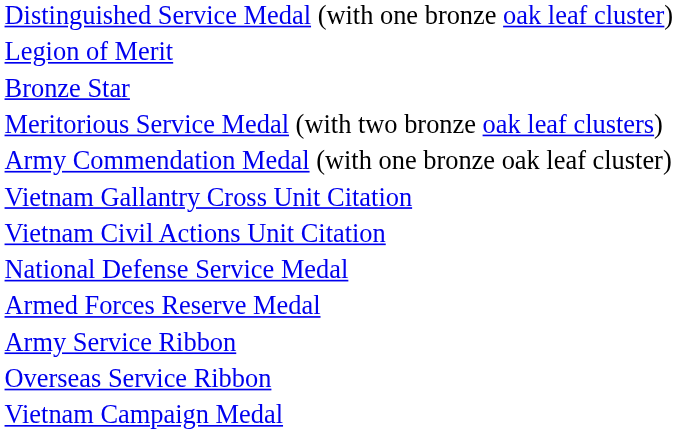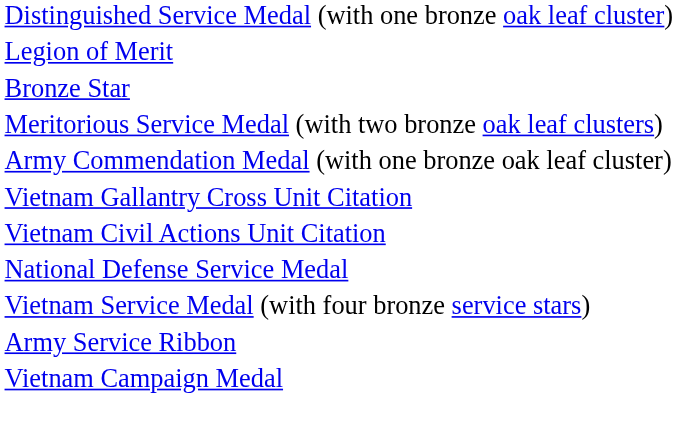+ row: (297, 305)
- row: (163, 305)
- row: (138, 378)
